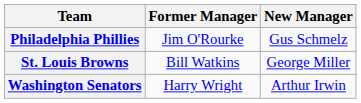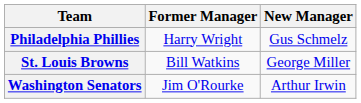(203, 39) Jim O'Rourke -> (203, 39) Harry Wright
(203, 86) Harry Wright -> (203, 86) Jim O'Rourke
